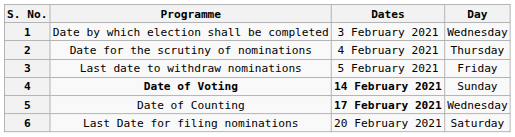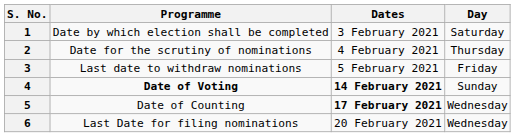(477, 32) Wednesday -> (477, 32) Saturday
(477, 123) Saturday -> (477, 123) Wednesday
